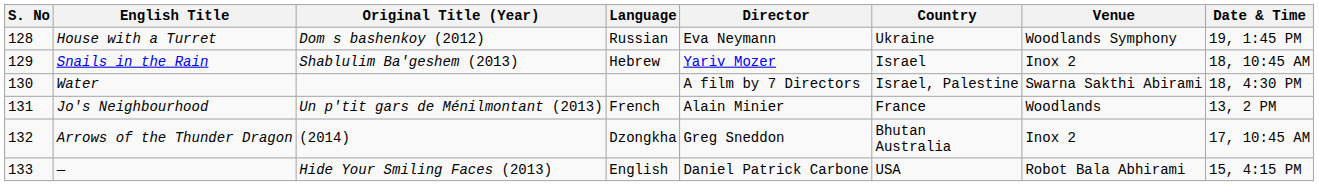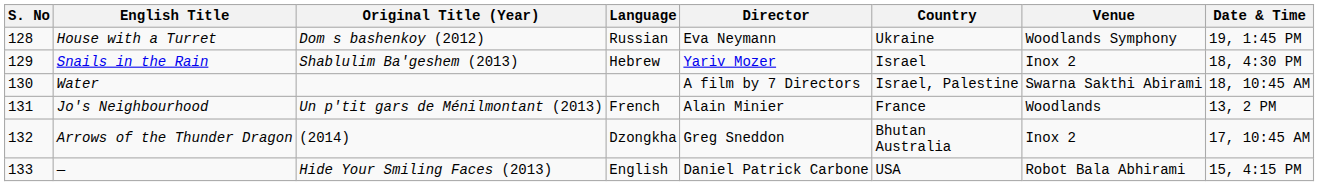(1260, 62) 18, 10:45 AM -> (1255, 62) 18, 4:30 PM
(1255, 85) 18, 4:30 PM -> (1260, 85) 18, 10:45 AM
